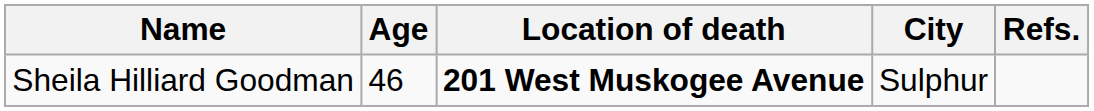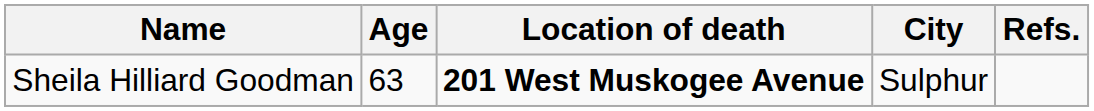(386, 79) 46 -> (386, 79) 63
